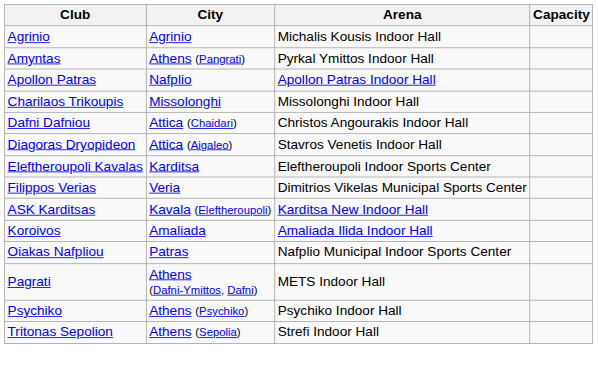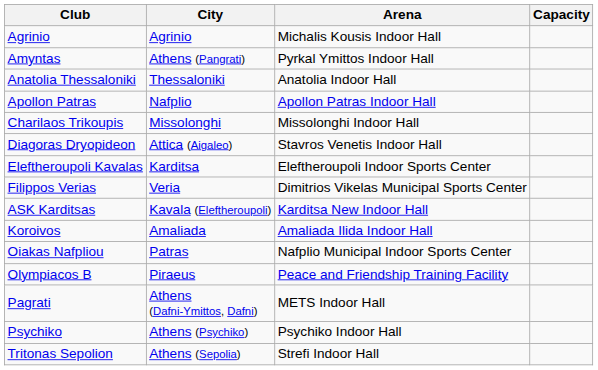+ row: (72, 79)
- row: (49, 123)
+ row: (50, 274)
